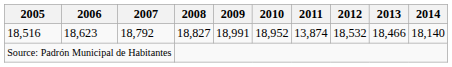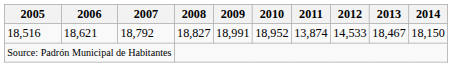(81, 33) 18,623 -> (81, 33) 18,621
(350, 33) 18,532 -> (350, 33) 14,533
(389, 33) 18,466 -> (389, 33) 18,467
(428, 33) 18,140 -> (428, 33) 18,150
